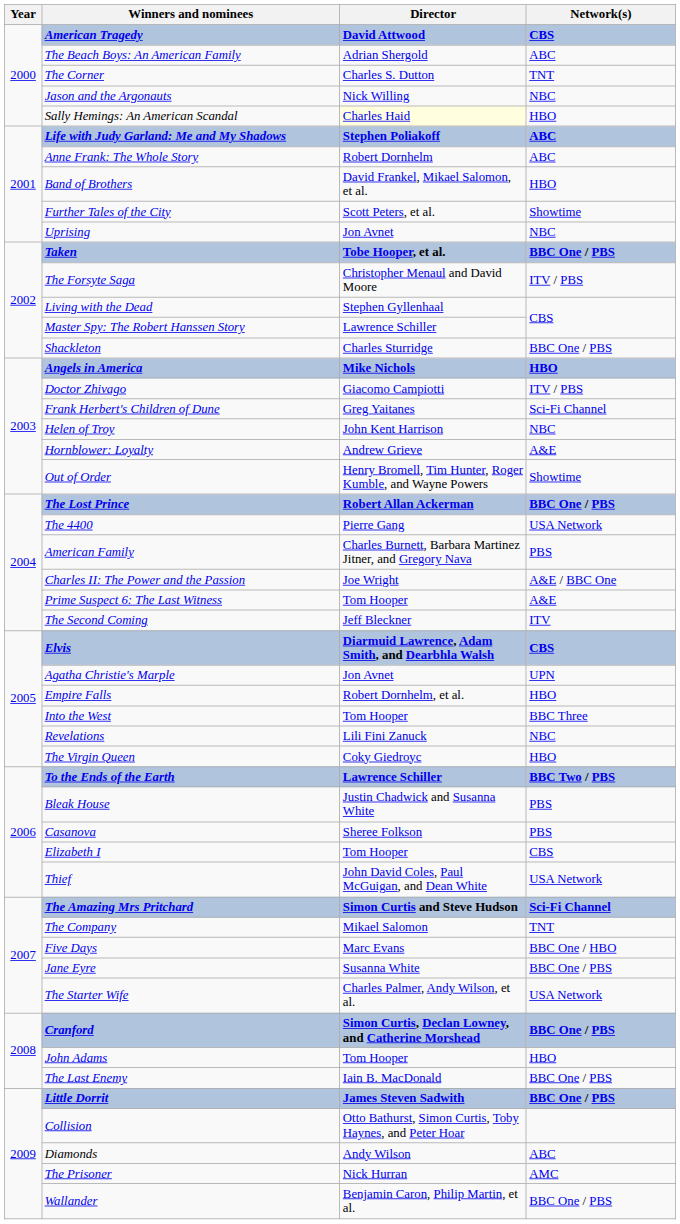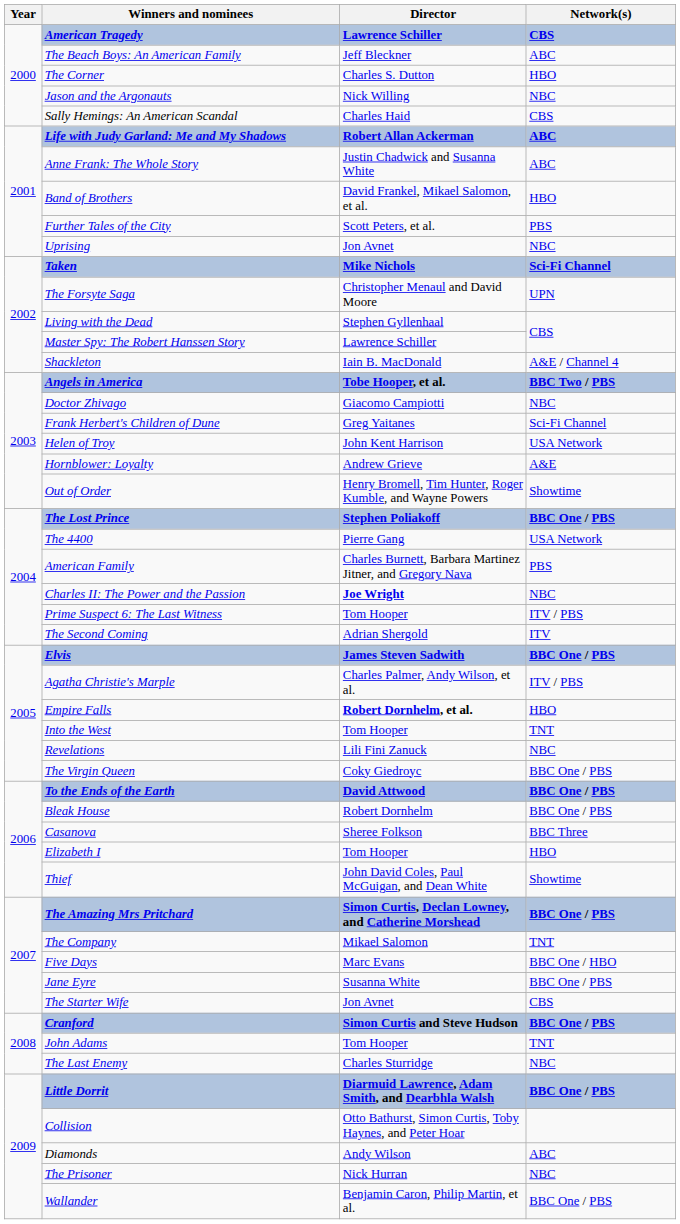(384, 34) David Attwood -> (392, 34) Lawrence Schiller
(385, 55) Adrian Shergold -> (377, 55) Jeff Bleckner
(542, 75) TNT -> (543, 75) HBO
(376, 116) lightyellow background -> (376, 116) no background
(543, 116) HBO -> (541, 116) CBS
(391, 136) Stephen Poliakoff -> (408, 136) Robert Allan Ackerman
(388, 156) Robert Dornhelm -> (419, 163) Justin Chadwick and Susanna White
(555, 211) Showtime -> (541, 226) PBS
(394, 252) Tobe Hooper, et al. -> (379, 266) Mike Nichols
(572, 252) BBC One / PBS -> (570, 266) Sci-Fi Channel
(556, 279) ITV / PBS -> (542, 294) UPN
(388, 347) Charles Sturridge -> (392, 362) Iain B. MacDonald
(571, 347) BBC One / PBS -> (574, 362) A&E / Channel 4
(379, 368) Mike Nichols -> (394, 382) Tobe Hooper, et al.
(543, 368) HBO -> (572, 382) BBC Two / PBS
(556, 388) ITV / PBS -> (542, 402) NBC
(542, 429) NBC -> (566, 443) USA Network
(408, 504) Robert Allan Ackerman -> (391, 518) Stephen Poliakoff
(371, 579) normal -> (373, 594) bold
(573, 579) A&E / BBC One -> (542, 594) NBC
(543, 600) A&E -> (556, 614) ITV / PBS
(377, 620) Jeff Bleckner -> (385, 634) Adrian Shergold
(419, 647) Diarmuid Lawrence, Adam Smith, and Dearbhla Walsh -> (404, 655) James Steven Sadwith
(542, 647) CBS -> (572, 655) BBC One / PBS
(368, 675) Jon Avnet -> (426, 682) Charles Palmer, Andy Wilson, et al.
(542, 675) UPN -> (556, 682) ITV / PBS
(403, 695) normal -> (408, 710) bold
(558, 715) BBC Three -> (542, 730) TNT
(543, 756) HBO -> (571, 770) BBC One / PBS
(392, 776) Lawrence Schiller -> (384, 791) David Attwood
(572, 776) BBC Two / PBS -> (572, 791) BBC One / PBS
(419, 804) Justin Chadwick and Susanna White -> (388, 811) Robert Dornhelm
(541, 804) PBS -> (571, 811) BBC One / PBS
(541, 831) PBS -> (558, 831) BBC Three
(541, 852) CBS -> (543, 852) HBO
(566, 879) USA Network -> (555, 879) Showtime
(430, 907) Simon Curtis and Steve Hudson -> (426, 914) Simon Curtis, Declan Lowney, and Catherine Morshead
(570, 907) Sci-Fi Channel -> (572, 914) BBC One / PBS
(426, 995) Charles Palmer, Andy Wilson, et al. -> (368, 1002) Jon Avnet
(566, 995) USA Network -> (541, 1002) CBS
(426, 1030) Simon Curtis, Declan Lowney, and Catherine Morshead -> (430, 1023) Simon Curtis and Steve Hudson
(543, 1057) HBO -> (542, 1043) TNT
(392, 1078) Iain B. MacDonald -> (388, 1063) Charles Sturridge
(571, 1078) BBC One / PBS -> (542, 1063) NBC
(404, 1098) James Steven Sadwith -> (419, 1091) Diarmuid Lawrence, Adam Smith, and Dearbhla Walsh
(544, 1173) AMC -> (542, 1173) NBC
